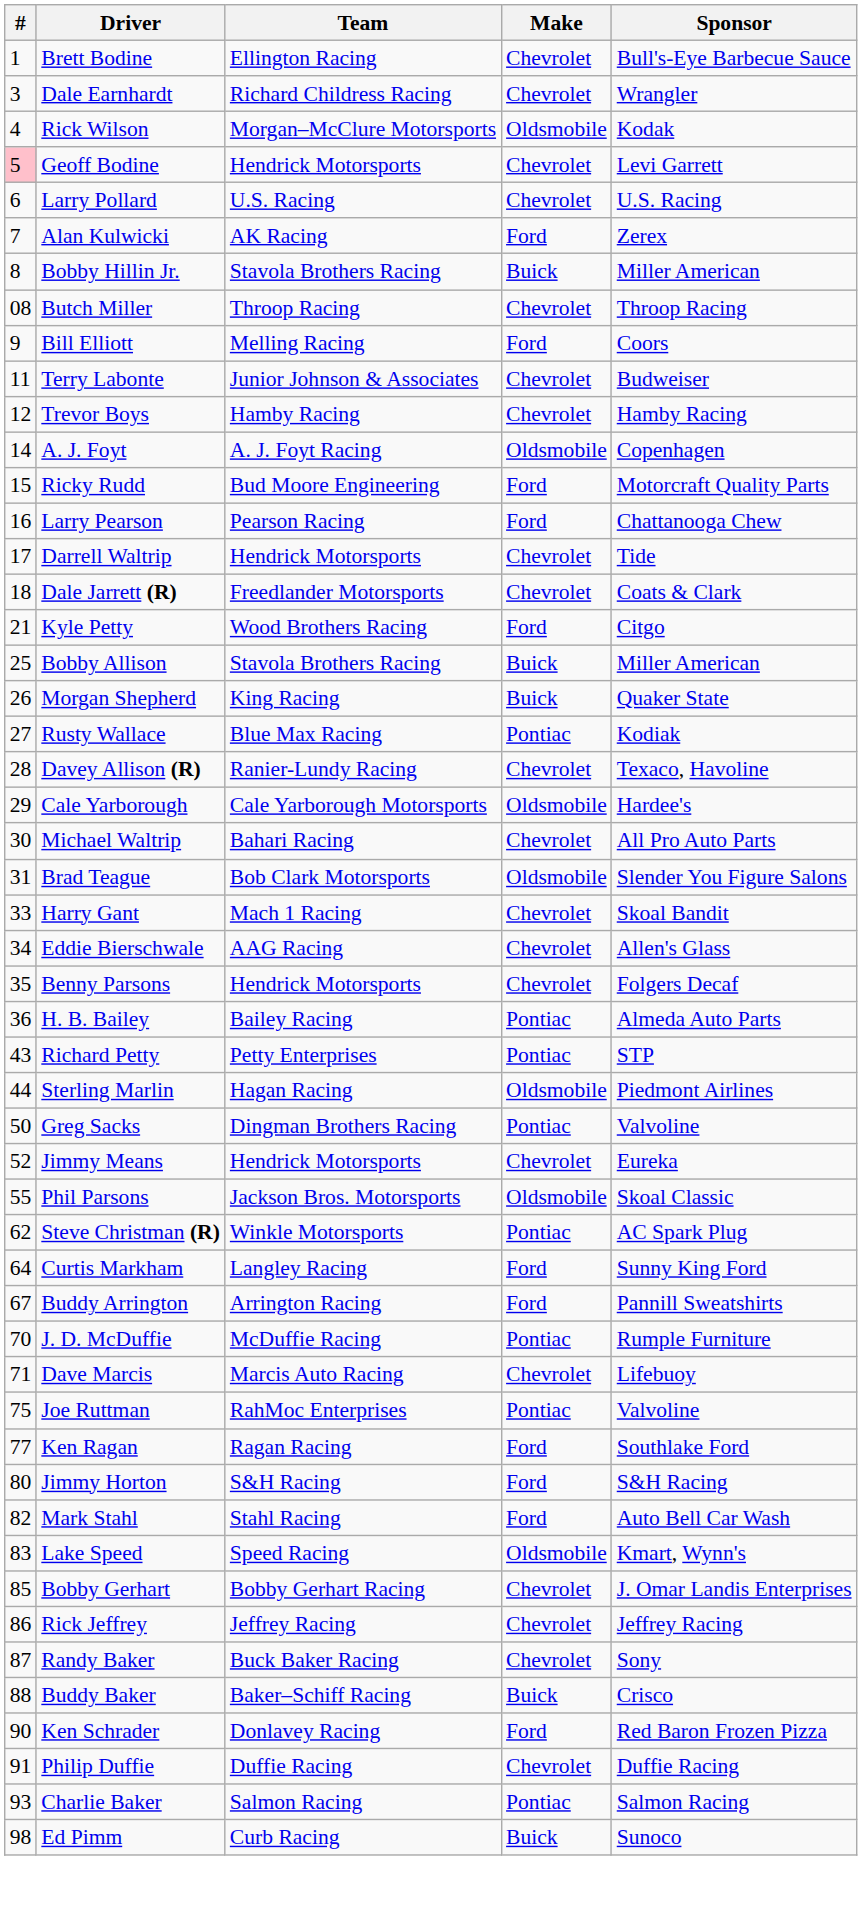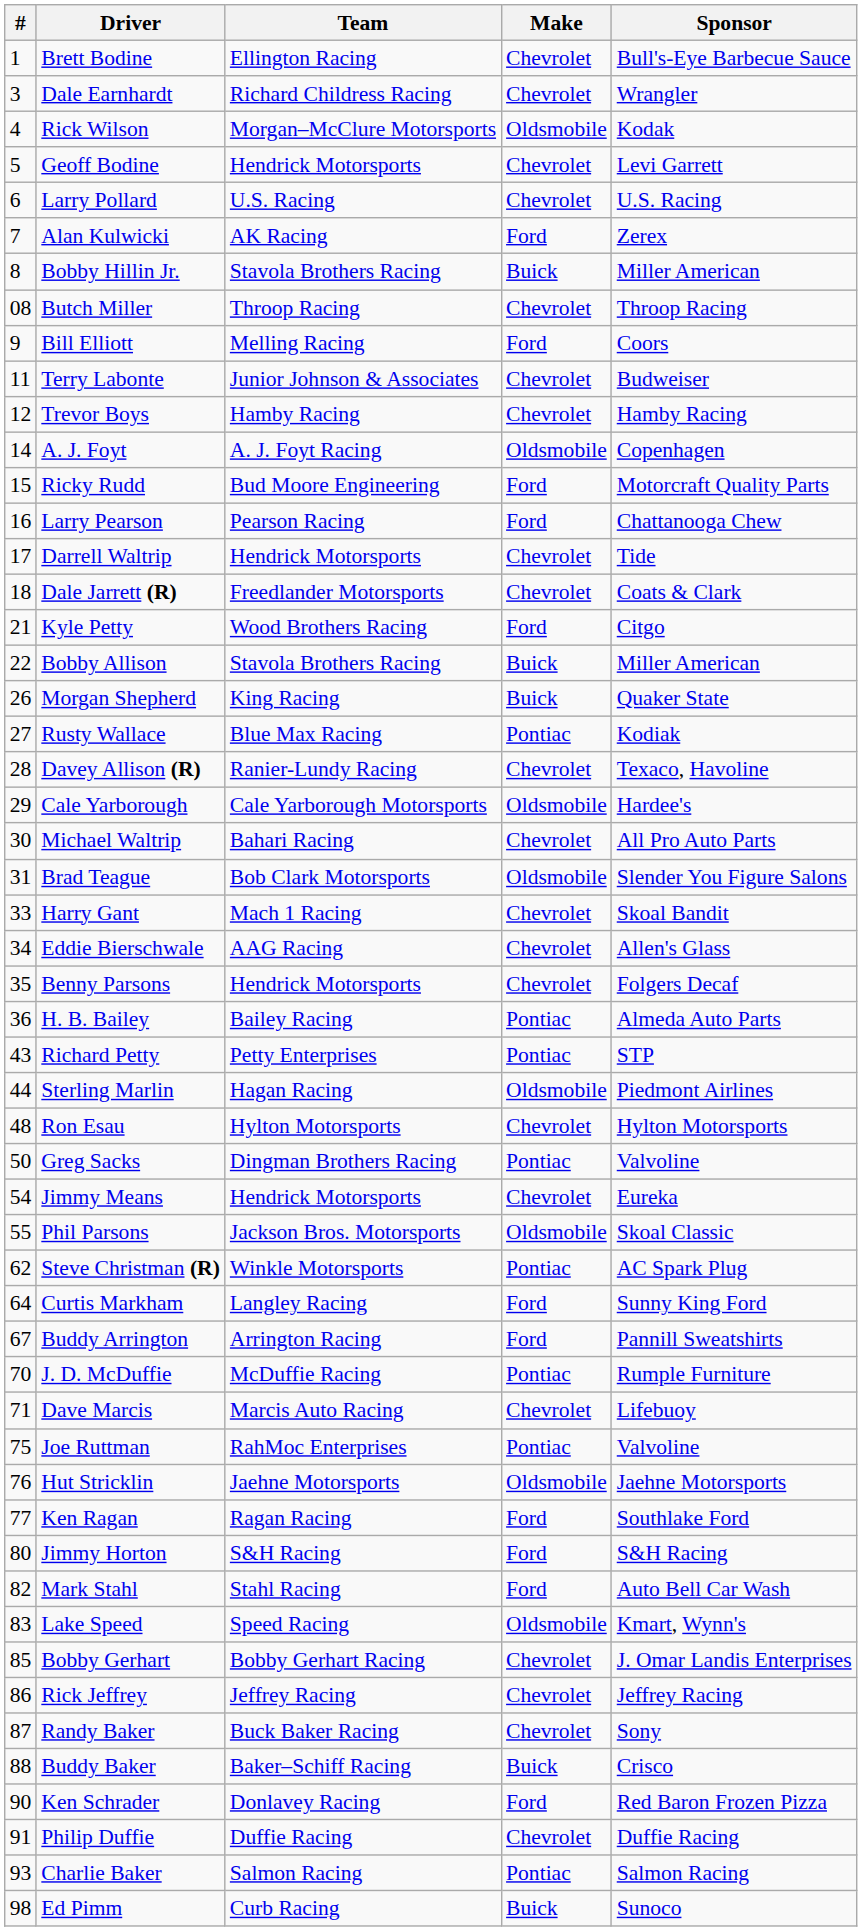(15, 164) pink background -> (15, 164) no background
(21, 663) 25 -> (21, 663) 22
+ row: (83, 1125)
(21, 1161) 52 -> (21, 1196) 54
+ row: (97, 1481)
